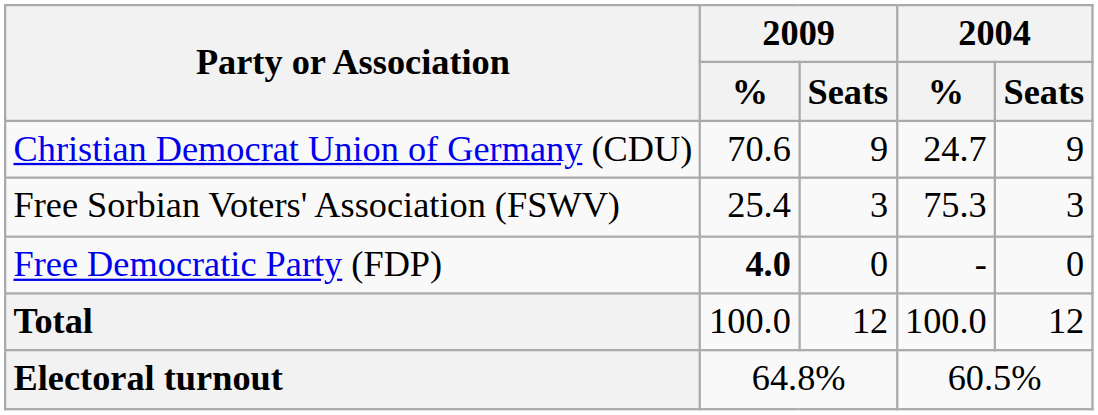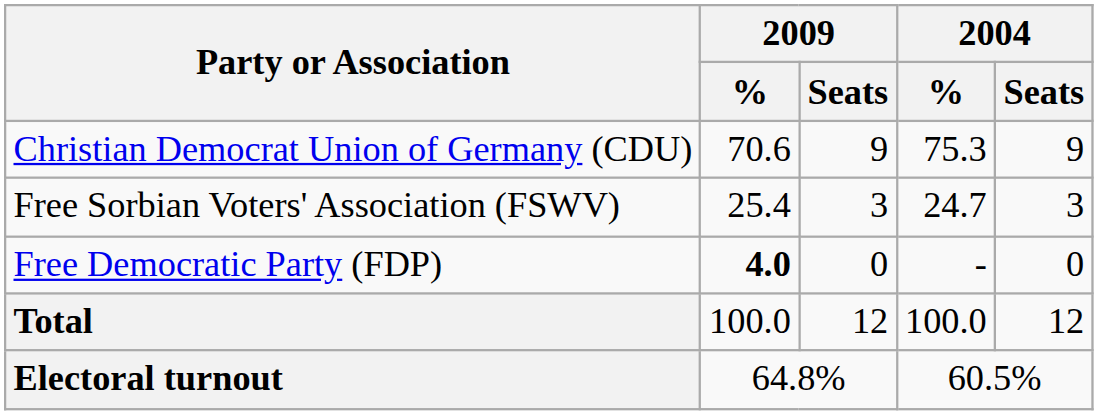(955, 148) 24.7 -> (955, 148) 75.3
(955, 206) 75.3 -> (955, 206) 24.7
